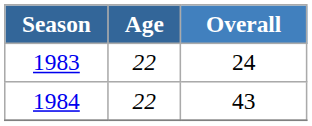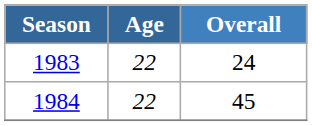(244, 101) 43 -> (244, 101) 45
